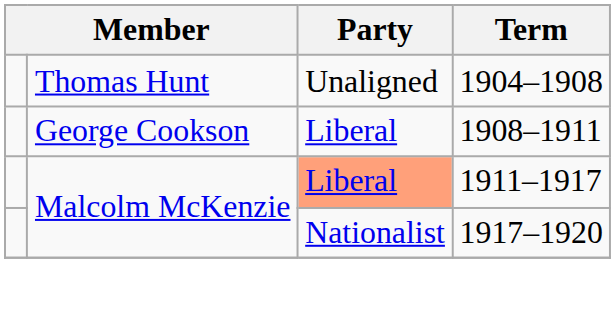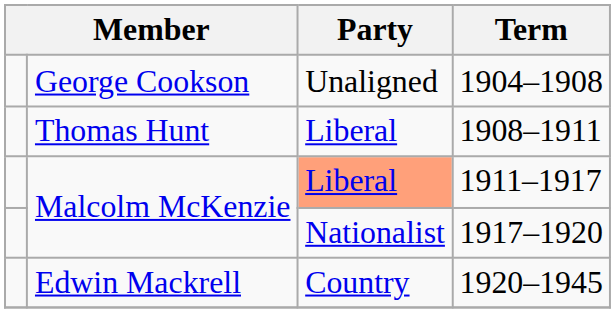(122, 80) Thomas Hunt -> (142, 80) George Cookson
(142, 130) George Cookson -> (122, 130) Thomas Hunt
+ row: (531, 282)
